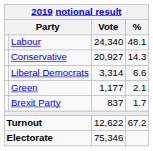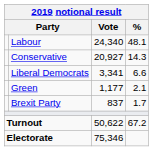(111, 73) 3,314 -> (111, 73) 3,341
(109, 123) 12,622 -> (109, 123) 50,622
